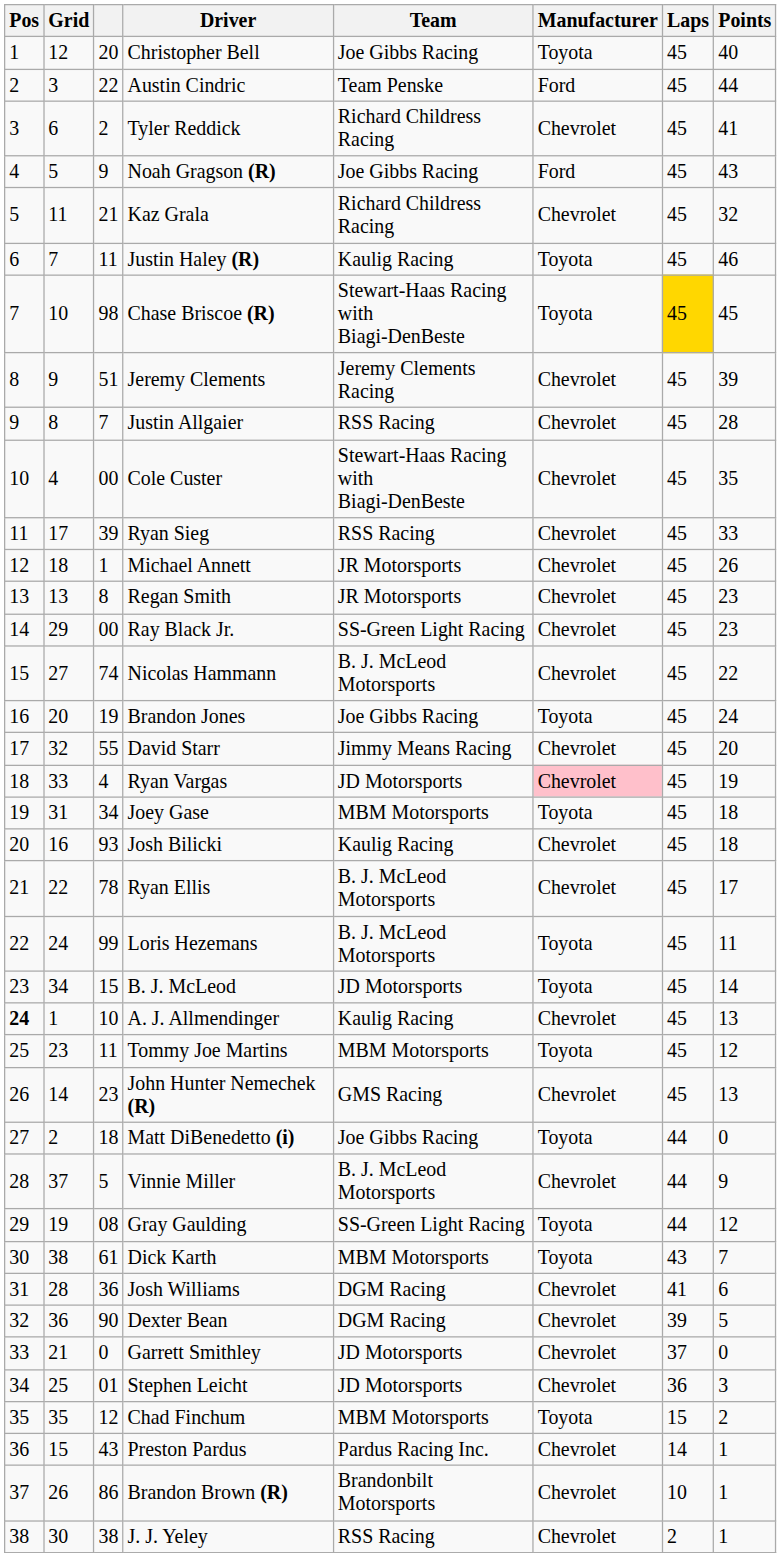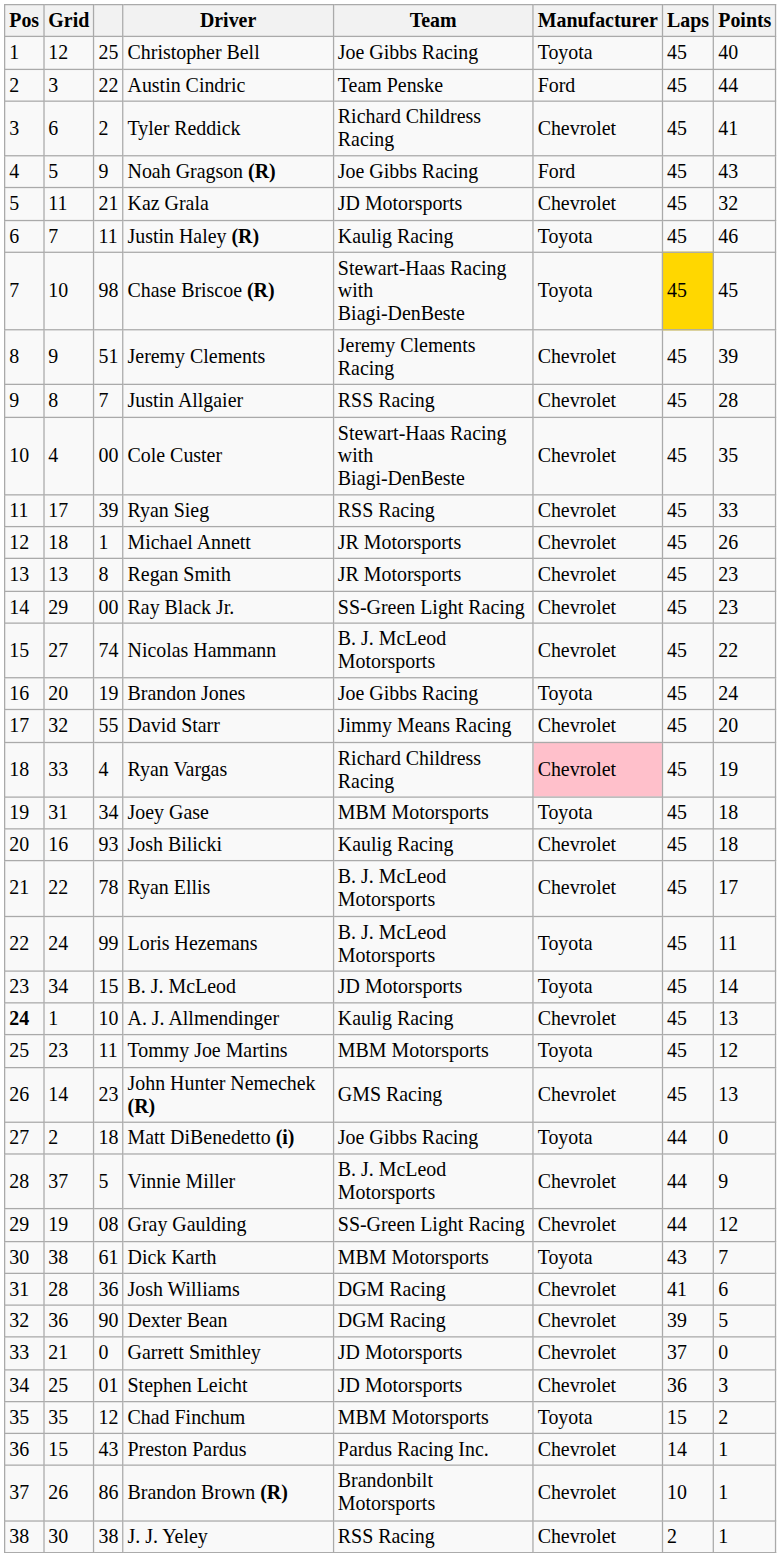(108, 52) 20 -> (108, 52) 25
(409, 214) Richard Childress Racing -> (400, 203) JD Motorsports
(400, 780) JD Motorsports -> (409, 768) Richard Childress Racing
(565, 1224) Toyota -> (577, 1224) Chevrolet
